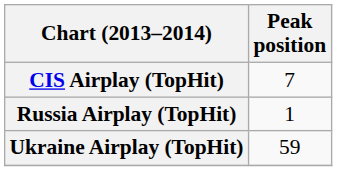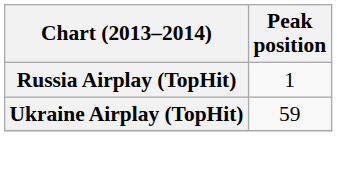- row: (127, 79)
